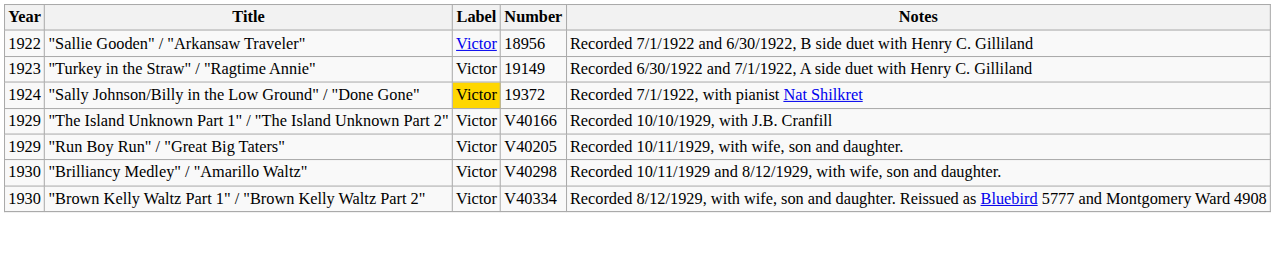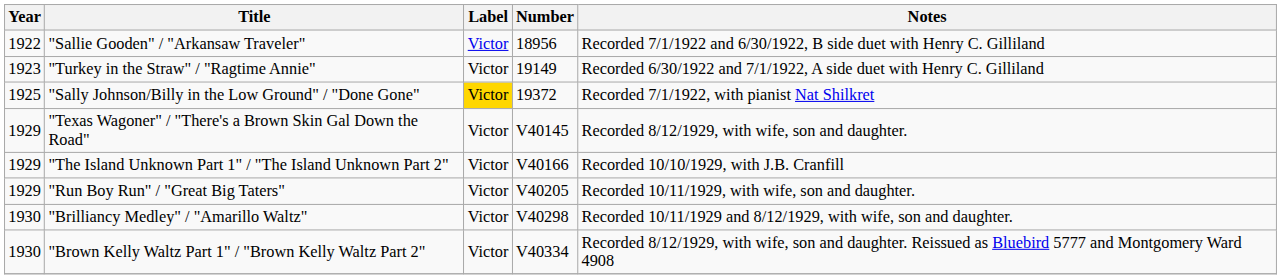(25, 95) 1924 -> (25, 95) 1925
+ row: (233, 130)
